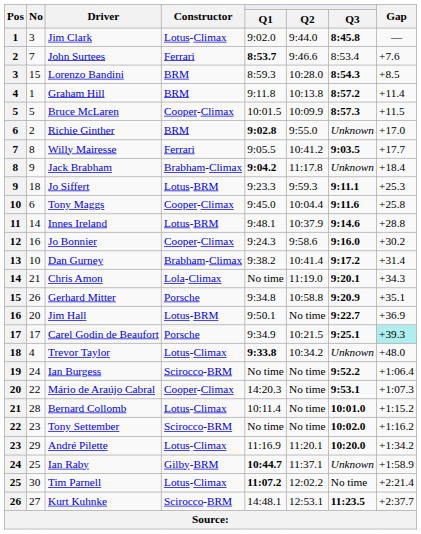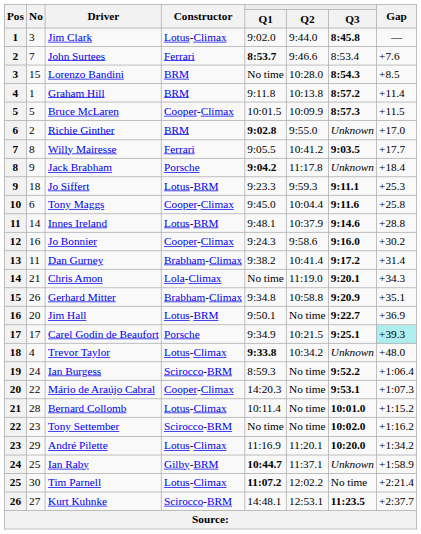(262, 74) 8:59.3 -> (266, 74) No time
(203, 167) Brabham-Climax -> (182, 167) Porsche
(35, 260) 10 -> (34, 260) 11
(182, 297) Porsche -> (203, 297) Brabham-Climax
(266, 371) No time -> (262, 371) 8:59.3
